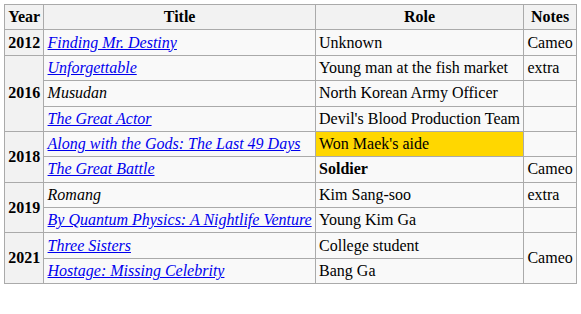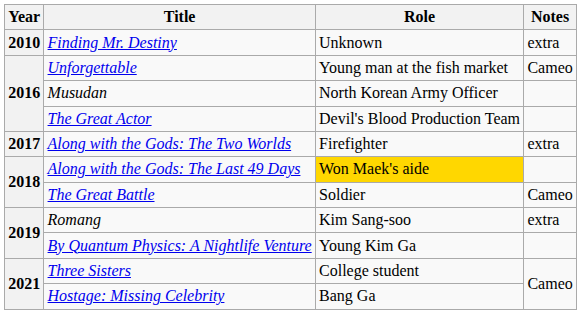(24, 42) 2012 -> (24, 42) 2010
(550, 42) Cameo -> (543, 42) extra
(543, 67) extra -> (550, 67) Cameo
+ row: (169, 144)
(343, 169) bold -> (342, 194) normal
